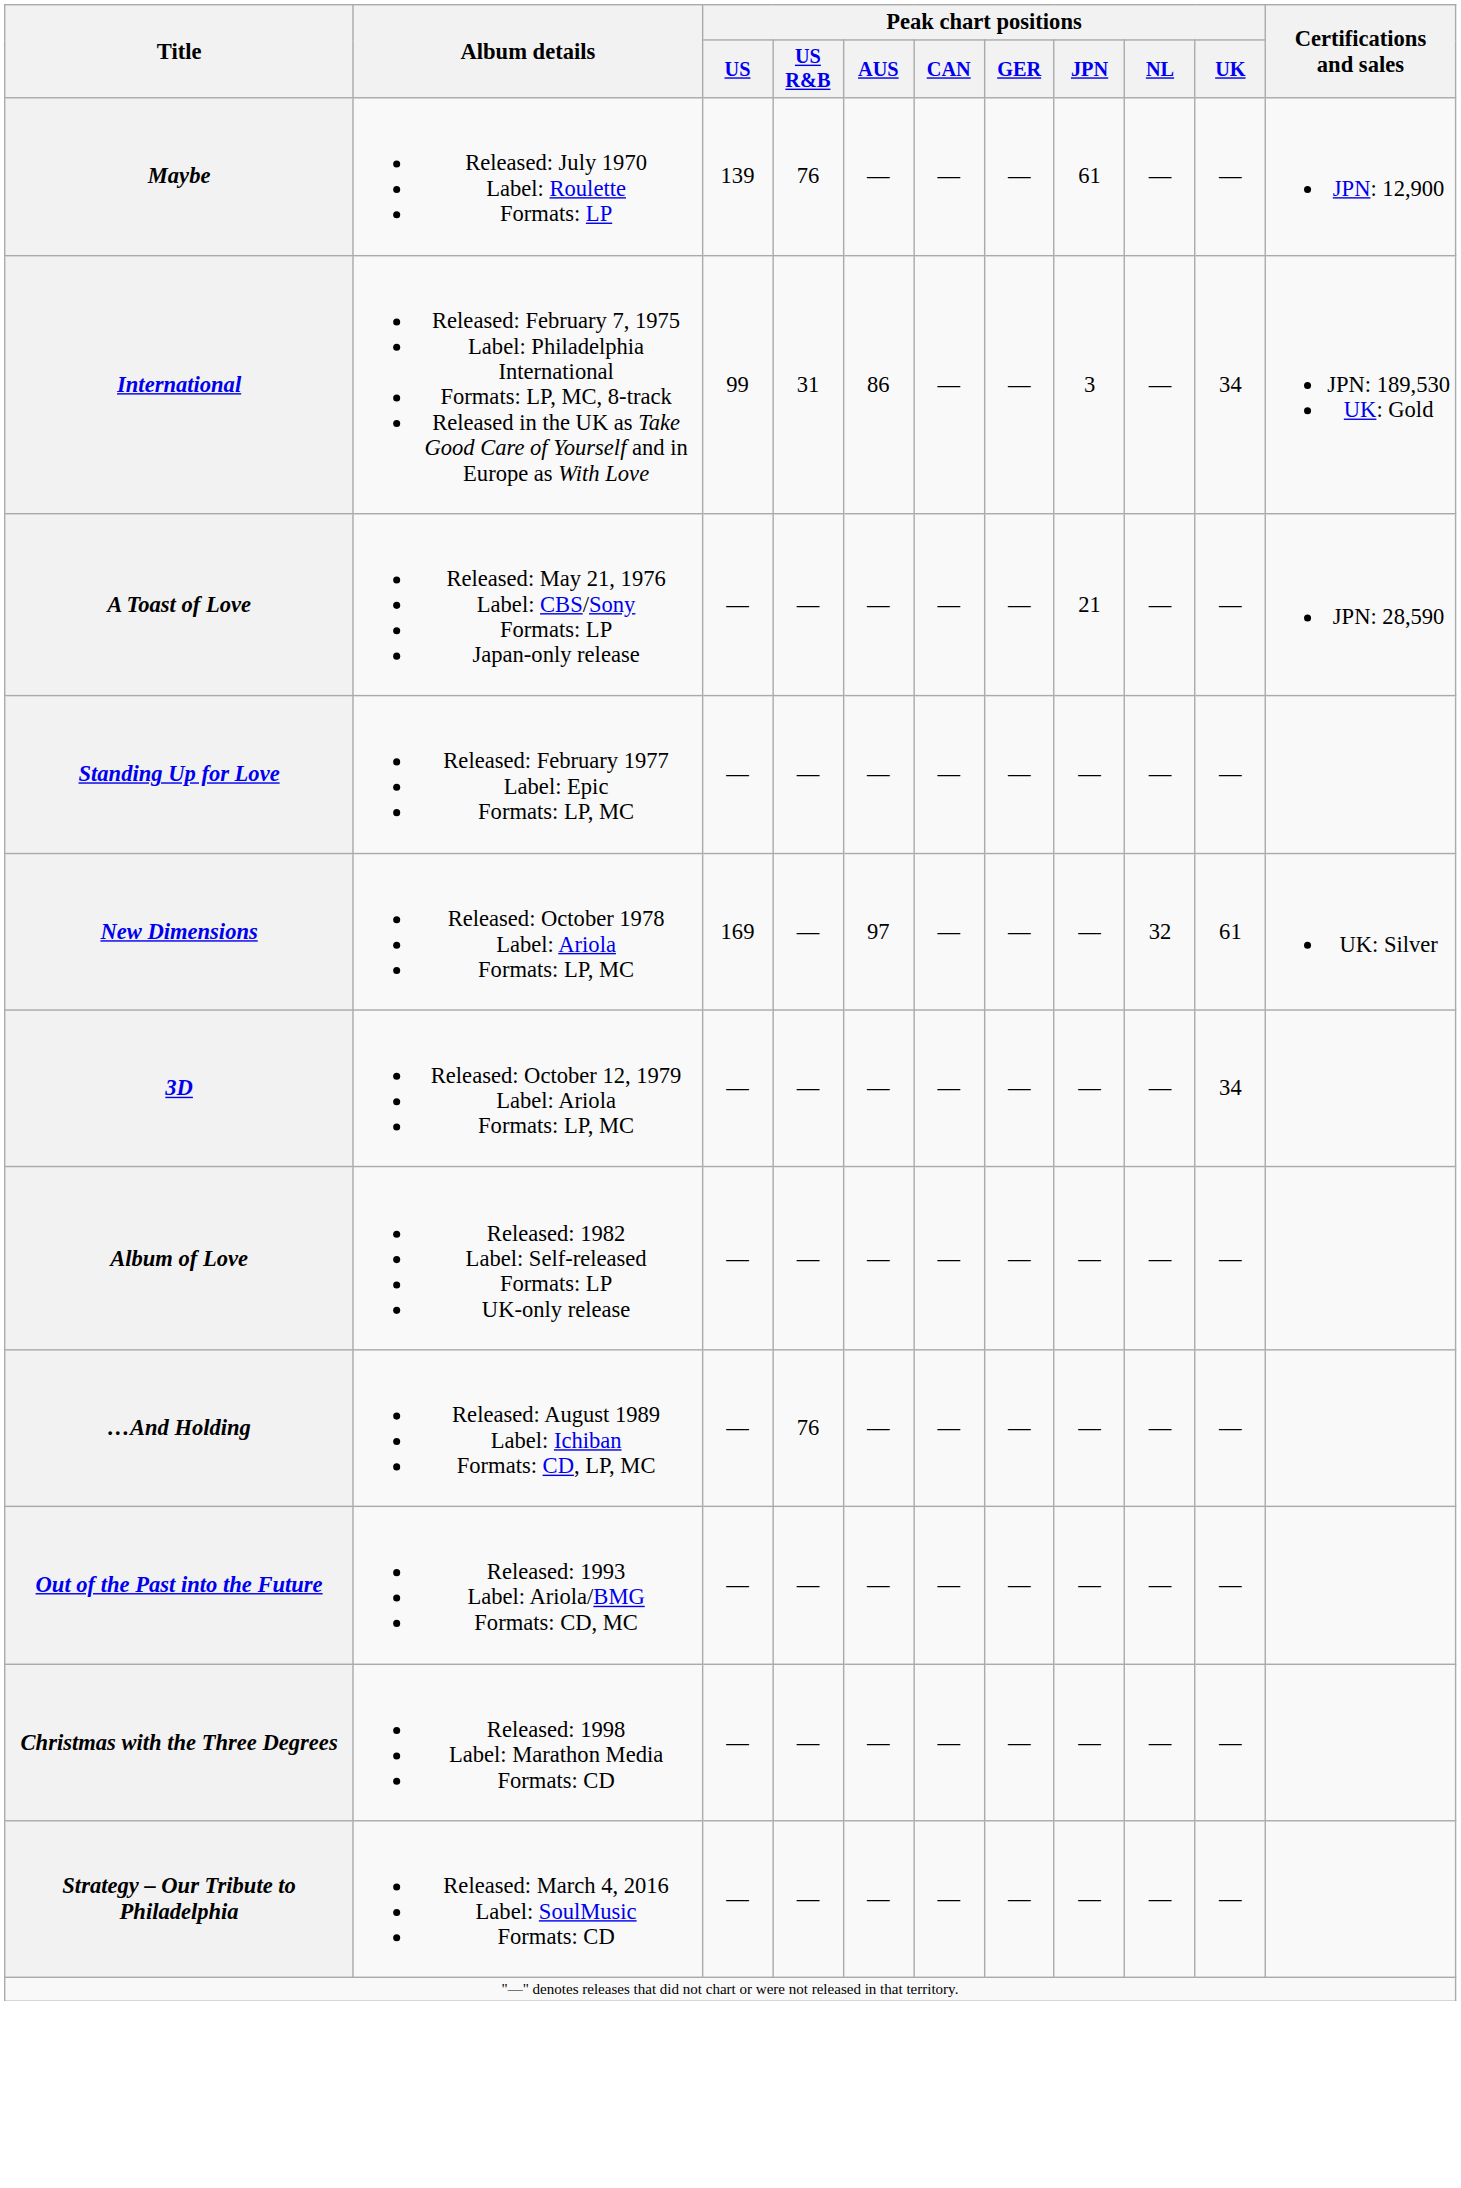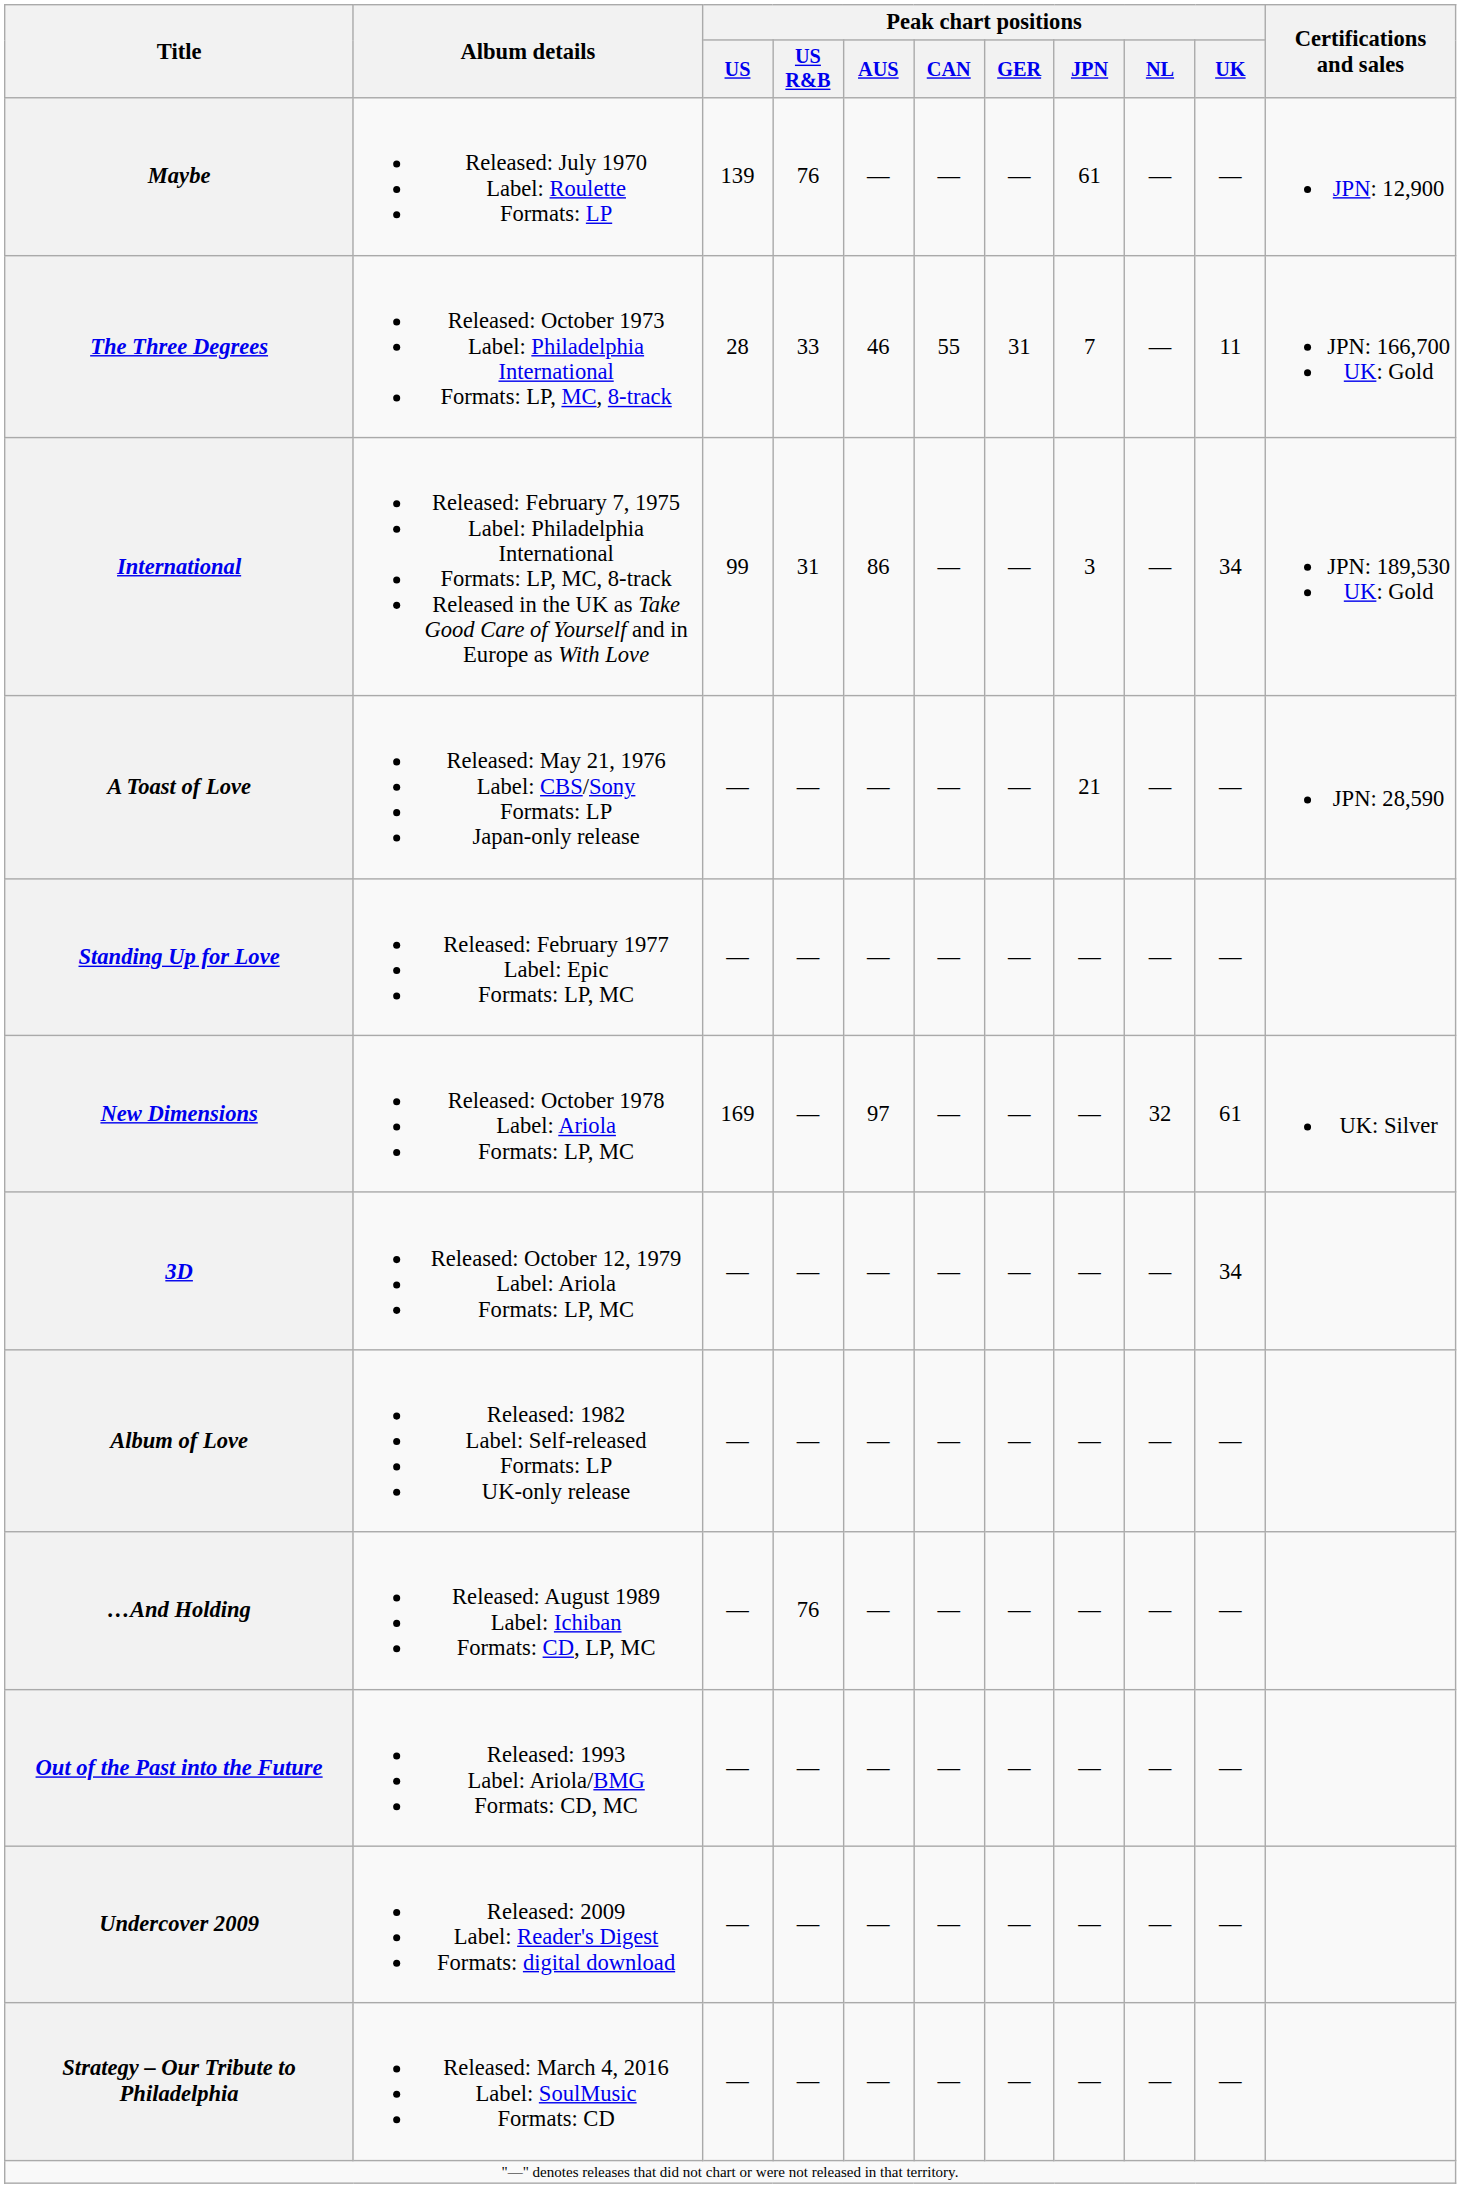+ row: (179, 345)
- row: (179, 1741)
+ row: (179, 1924)
